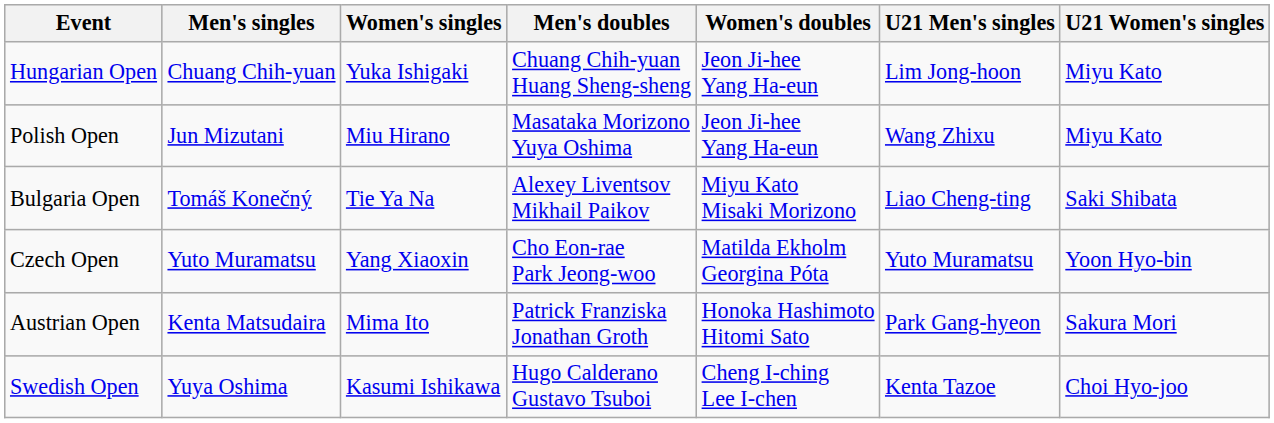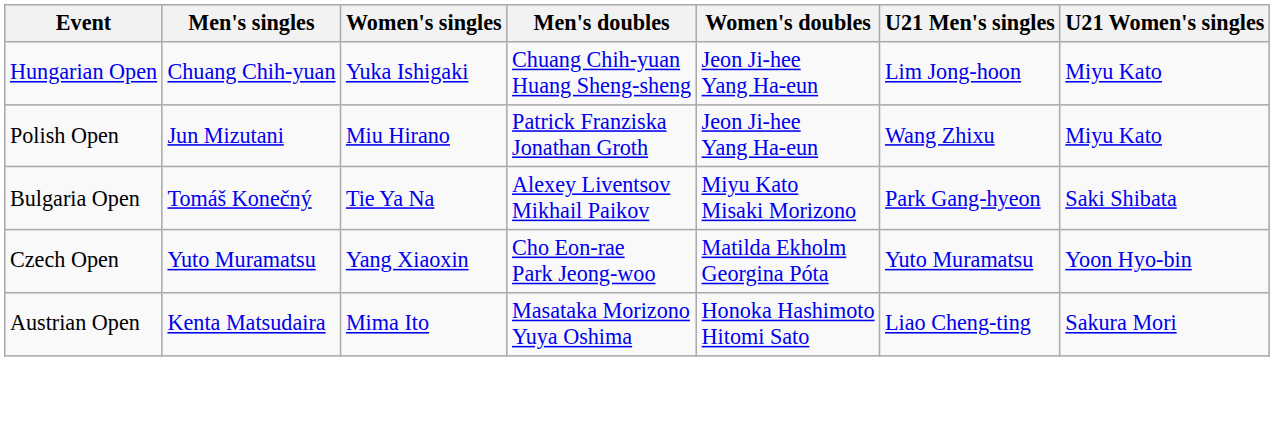(601, 135) Masataka Morizono Yuya Oshima -> (589, 135) Patrick Franziska Jonathan Groth
(958, 198) Liao Cheng-ting -> (963, 198) Park Gang-hyeon
(589, 323) Patrick Franziska Jonathan Groth -> (601, 323) Masataka Morizono Yuya Oshima
(963, 323) Park Gang-hyeon -> (958, 323) Liao Cheng-ting
- row: (74, 386)
